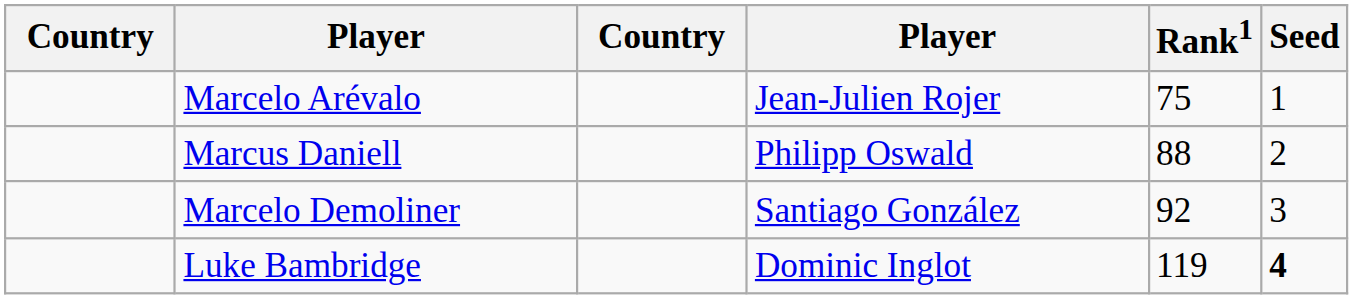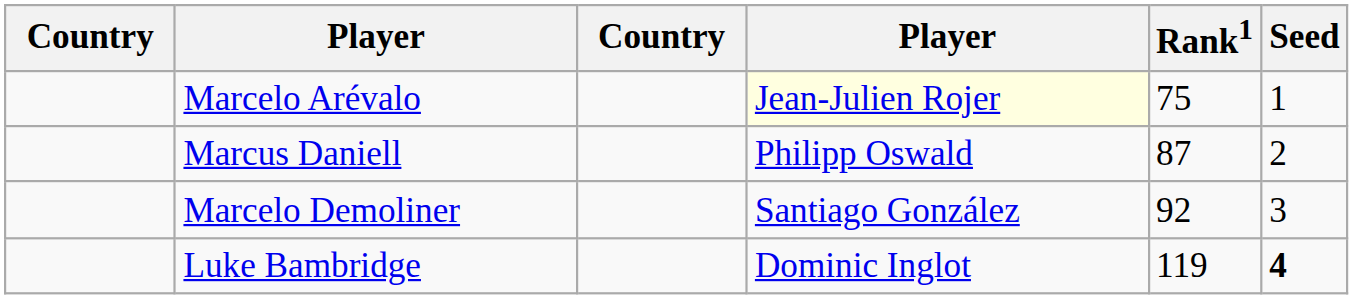(878, 97) no background -> (878, 97) lightyellow background
(1174, 153) 88 -> (1174, 153) 87
